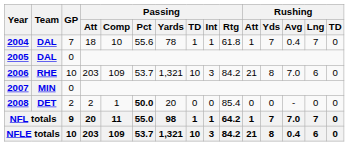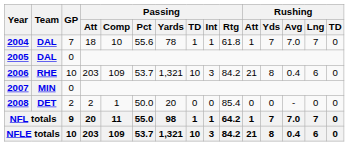(294, 42) 0.4 -> (294, 42) 7.0
(294, 73) 7.0 -> (294, 73) 0.4
(144, 103) bold -> (144, 103) normal
